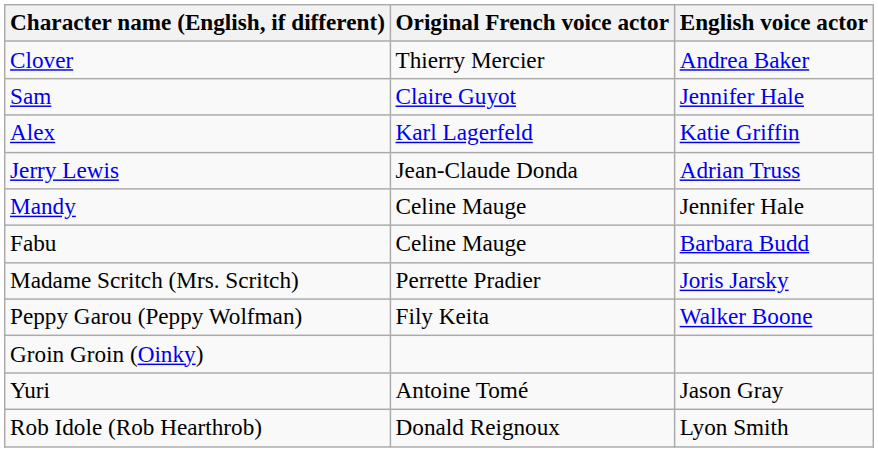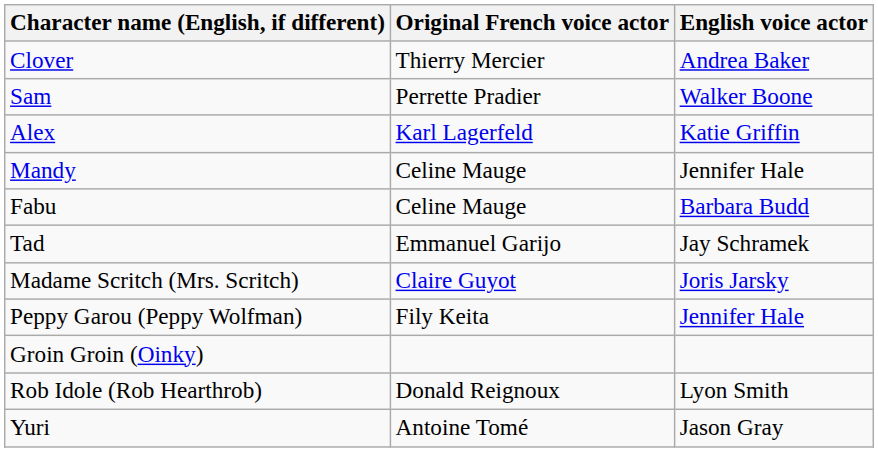(456, 96) Claire Guyot -> (468, 96) Perrette Pradier
(742, 96) Jennifer Hale -> (746, 96) Walker Boone
- row: (65, 170)
+ row: (27, 243)
(468, 280) Perrette Pradier -> (456, 280) Claire Guyot
(746, 317) Walker Boone -> (742, 317) Jennifer Hale
rows swapped: (136, 427) <-> (30, 390)
